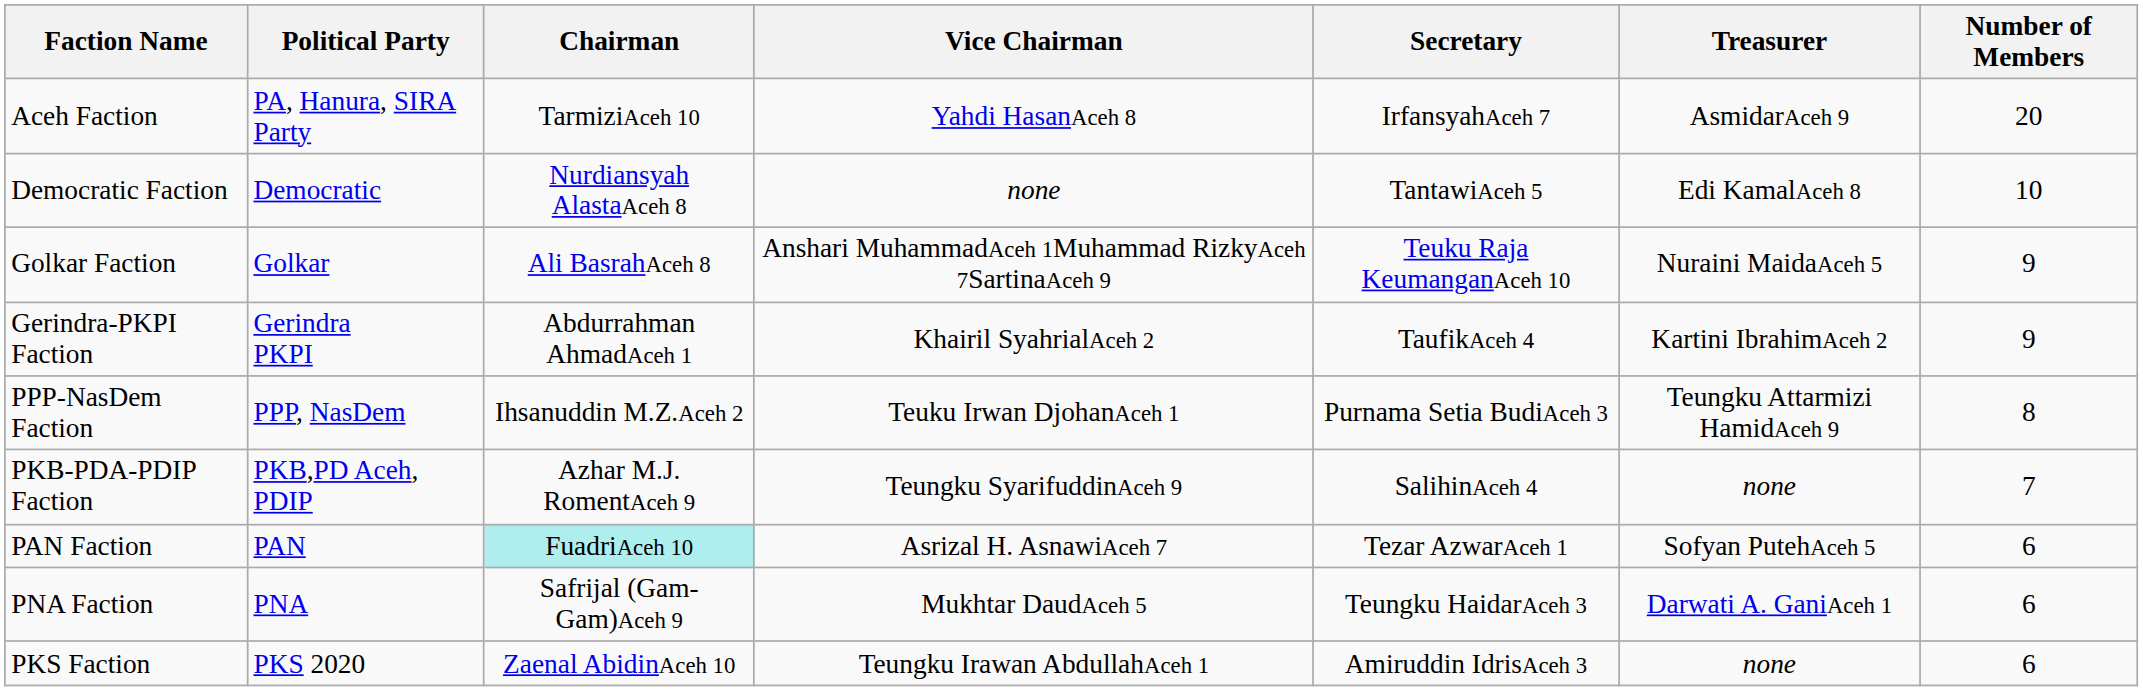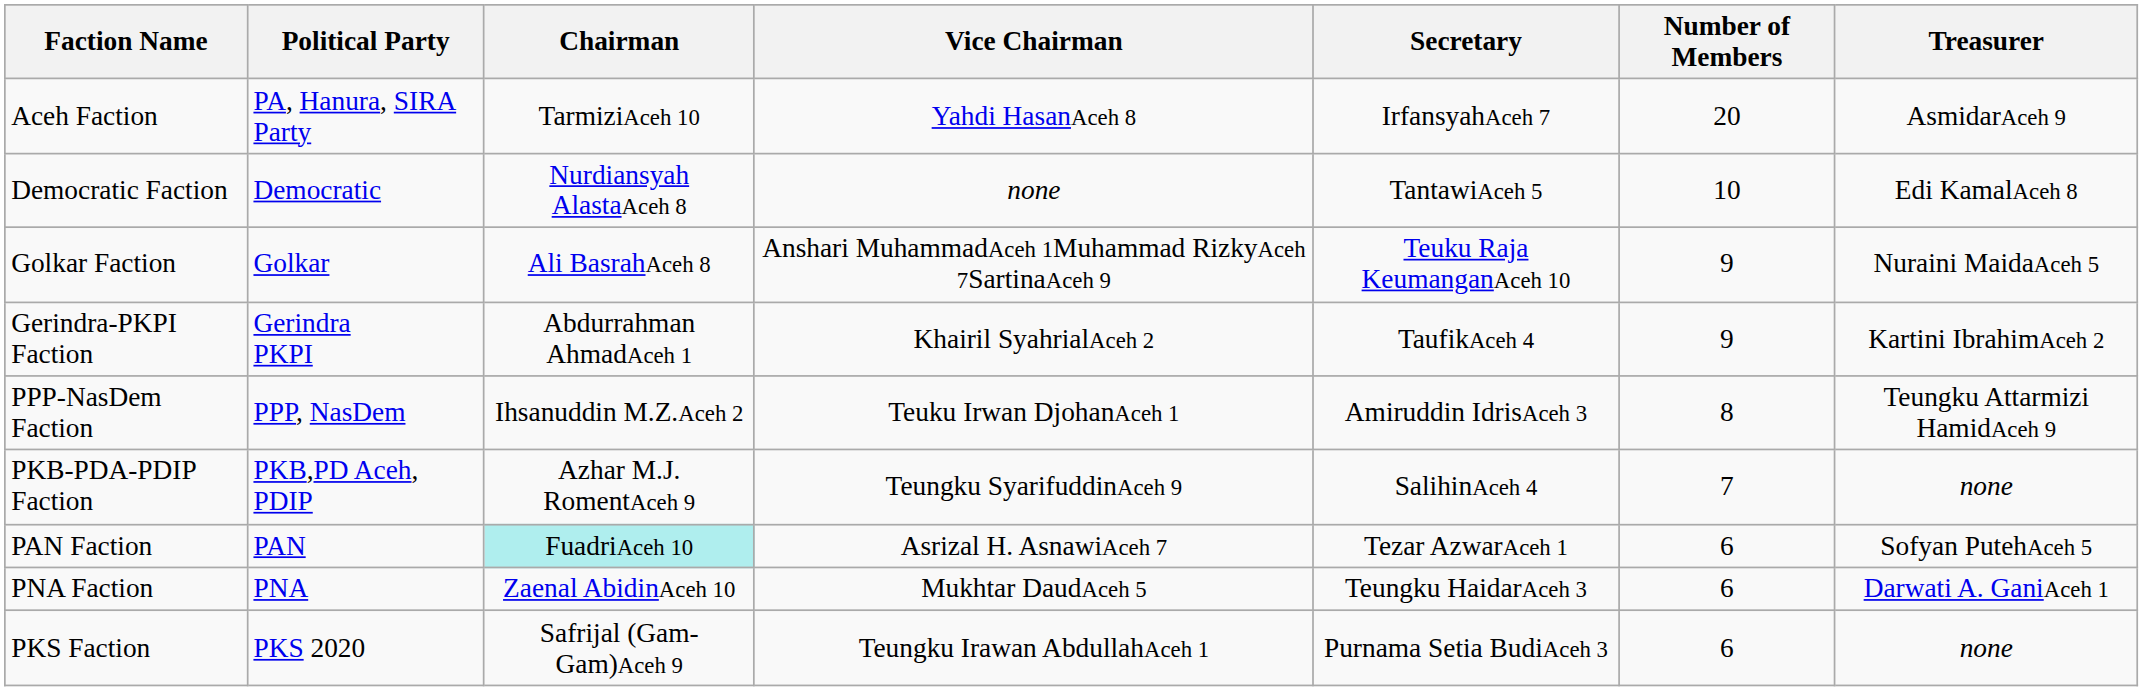columns swapped: (1769, 41) <-> (2029, 41)
(1466, 412) Purnama Setia BudiAceh 3 -> (1466, 412) Amiruddin IdrisAceh 3
(619, 604) Safrijal (Gam-Gam)Aceh 9 -> (619, 588) Zaenal AbidinAceh 10
(619, 662) Zaenal AbidinAceh 10 -> (619, 647) Safrijal (Gam-Gam)Aceh 9
(1466, 662) Amiruddin IdrisAceh 3 -> (1466, 647) Purnama Setia BudiAceh 3
